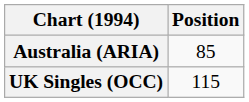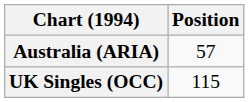(206, 50) 85 -> (206, 50) 57
